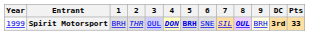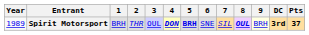(16, 24) 1999 -> (16, 24) 1989
(296, 24) 33 -> (296, 24) 37
